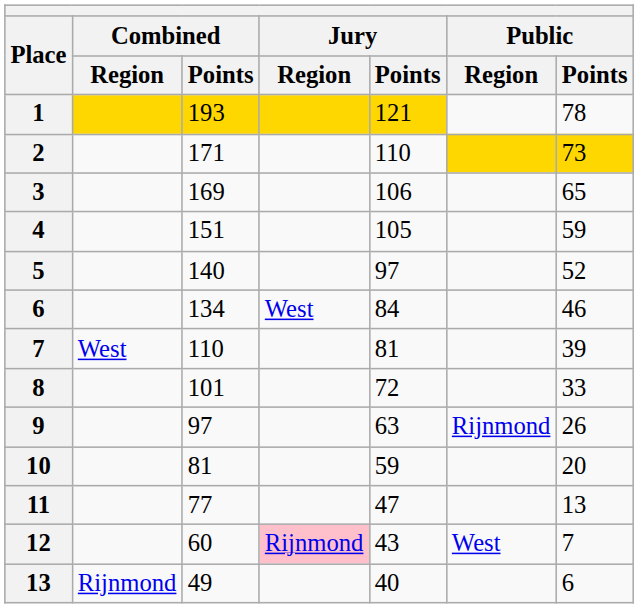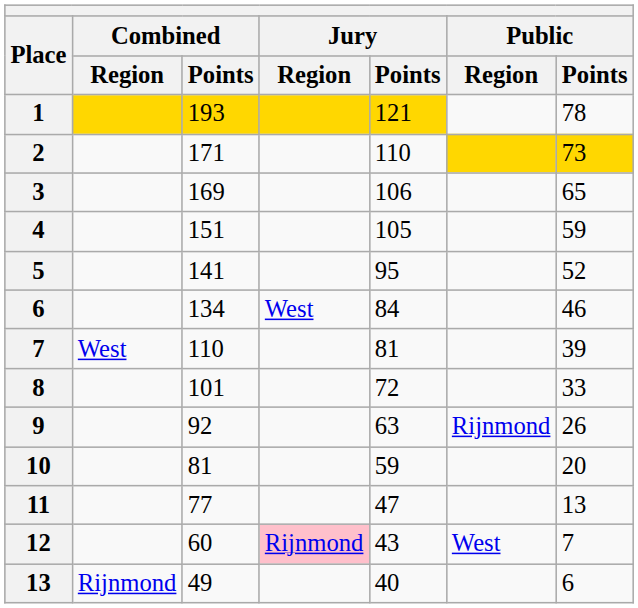(206, 270) 140 -> (206, 270) 141
(387, 270) 97 -> (387, 270) 95
(200, 426) 97 -> (200, 426) 92
